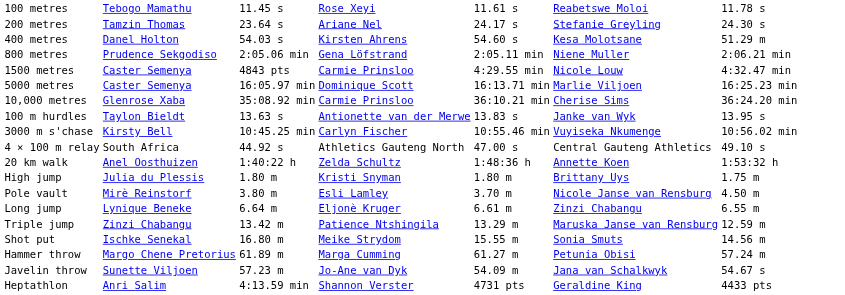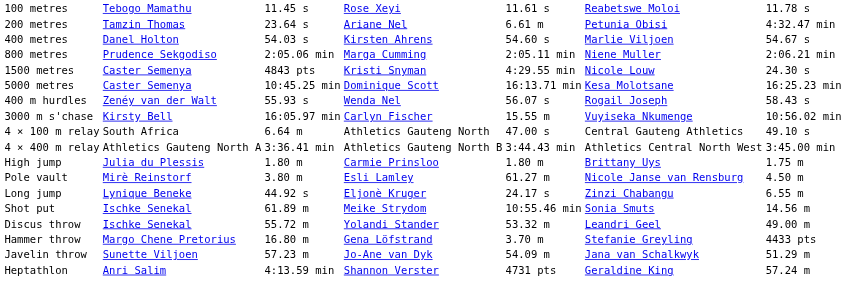(496, 24) 24.17 s -> (525, 24) 6.61 m
(607, 24) Stefanie Greyling -> (626, 24) Petunia Obisi
(743, 24) 24.30 s -> (800, 24) 4:32.47 min
(598, 39) Kesa Molotsane -> (629, 39) Marlie Viljoen
(743, 39) 51.29 m -> (788, 39) 54.67 s
(363, 55) Gena Löfstrand -> (385, 55) Marga Cumming
(366, 70) Carmie Prinsloo -> (385, 70) Kristi Snyman
(756, 70) 4:32.47 min -> (788, 70) 24.30 s
(277, 85) 16:05.97 min -> (303, 85) 10:45.25 min
(598, 85) Marlie Viljoen -> (629, 85) Kesa Molotsane
- row: (46, 101)
- row: (46, 116)
+ row: (46, 101)
(277, 132) 10:45.25 min -> (303, 116) 16:05.97 min
(512, 132) 10:55.46 min -> (528, 116) 15.55 m
(261, 147) 44.92 s -> (284, 132) 6.64 m
+ row: (52, 147)
- row: (36, 162)
(360, 178) Kristi Snyman -> (391, 162) Carmie Prinsloo
(493, 193) 3.70 m -> (528, 178) 61.27 m
(258, 209) 6.64 m -> (287, 193) 44.92 s
(493, 209) 6.61 m -> (528, 193) 24.17 s
- row: (39, 224)
(261, 239) 16.80 m -> (287, 209) 61.89 m
(496, 239) 15.55 m -> (544, 209) 10:55.46 min
+ row: (42, 224)
(261, 255) 61.89 m -> (287, 239) 16.80 m
(360, 255) Marga Cumming -> (388, 239) Gena Löfstrand
(496, 255) 61.27 m -> (525, 239) 3.70 m
(594, 255) Petunia Obisi -> (639, 239) Stefanie Greyling
(743, 255) 57.24 m -> (791, 239) 4433 pts
(743, 270) 54.67 s -> (788, 255) 51.29 m
(747, 286) 4433 pts -> (788, 270) 57.24 m
